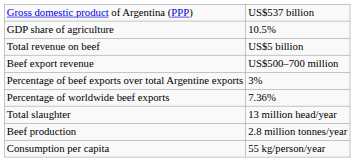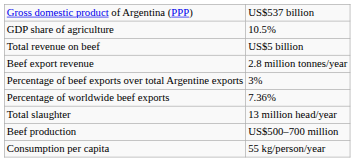(293, 64) US$500–700 million -> (298, 64) 2.8 million tonnes/year
(298, 132) 2.8 million tonnes/year -> (293, 132) US$500–700 million
